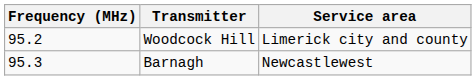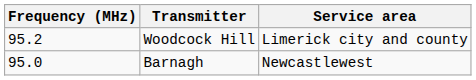(25, 63) 95.3 -> (25, 63) 95.0
